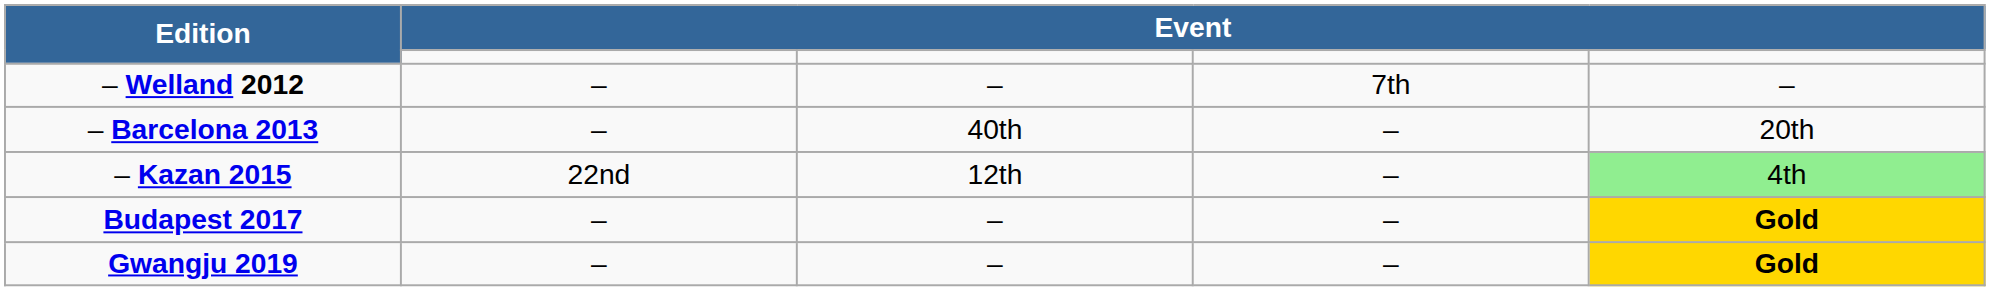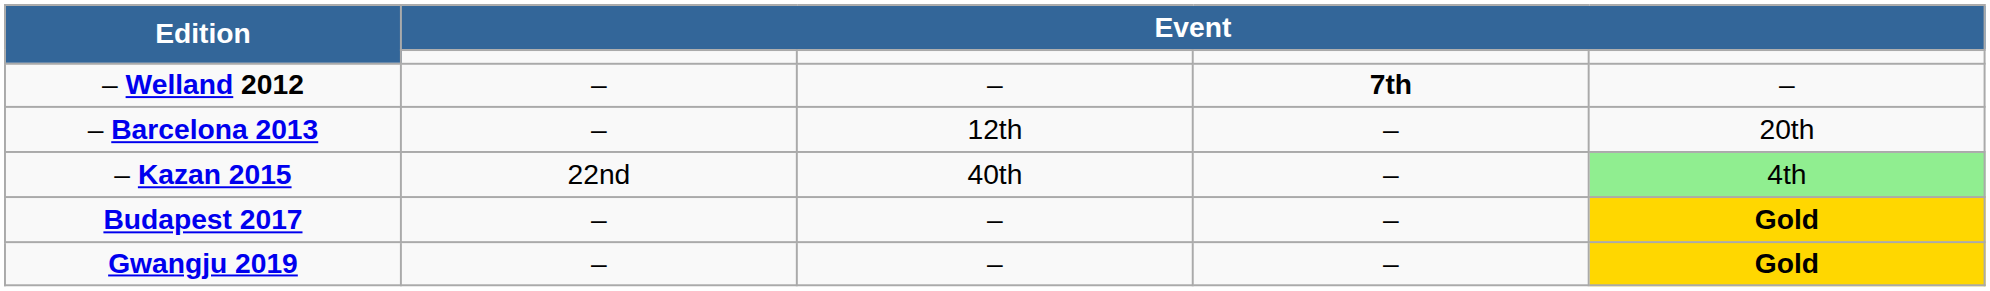(1391, 85) normal -> (1391, 85) bold
(995, 130) 40th -> (995, 130) 12th
(995, 175) 12th -> (995, 175) 40th
